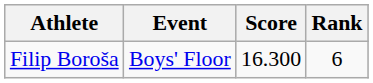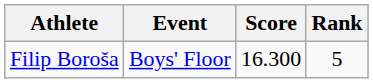(337, 59) 6 -> (337, 59) 5
